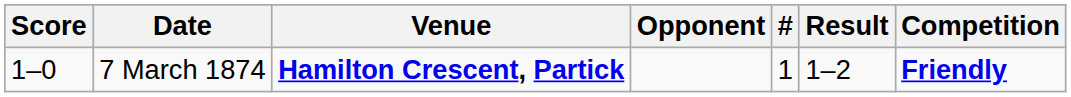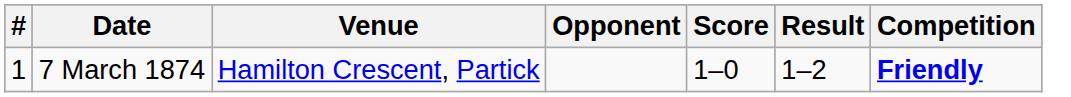columns swapped: (785, 26) <-> (49, 26)
(451, 69) bold -> (379, 69) normal
